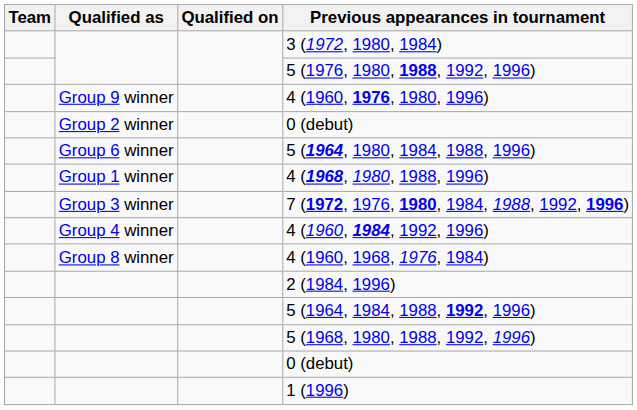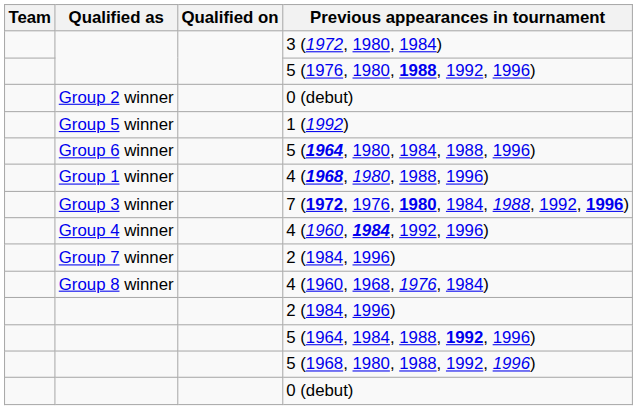- row: (116, 97)
+ row: (116, 124)
+ row: (116, 257)
- row: (116, 391)
